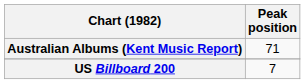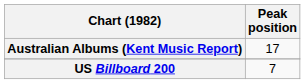(273, 48) 71 -> (273, 48) 17
